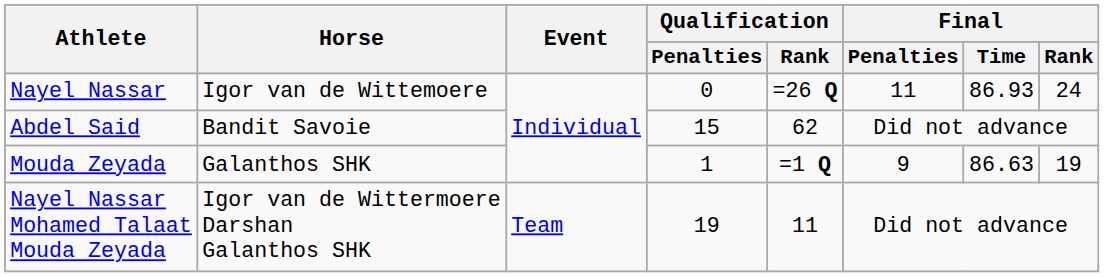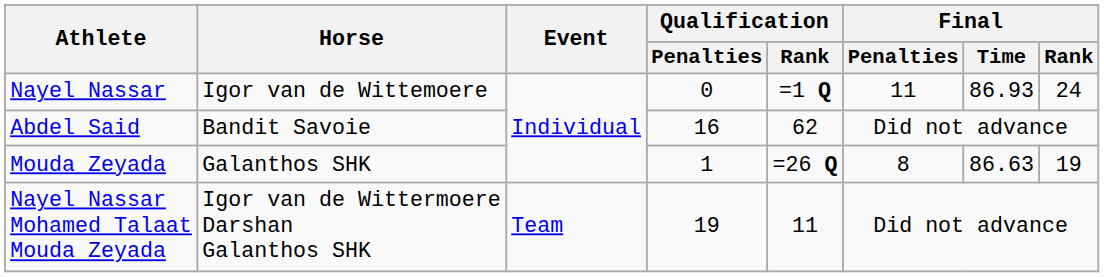(805, 91) =26 Q -> (805, 91) =1 Q
(707, 128) 15 -> (707, 128) 16
(805, 164) =1 Q -> (805, 164) =26 Q
(903, 164) 9 -> (903, 164) 8
